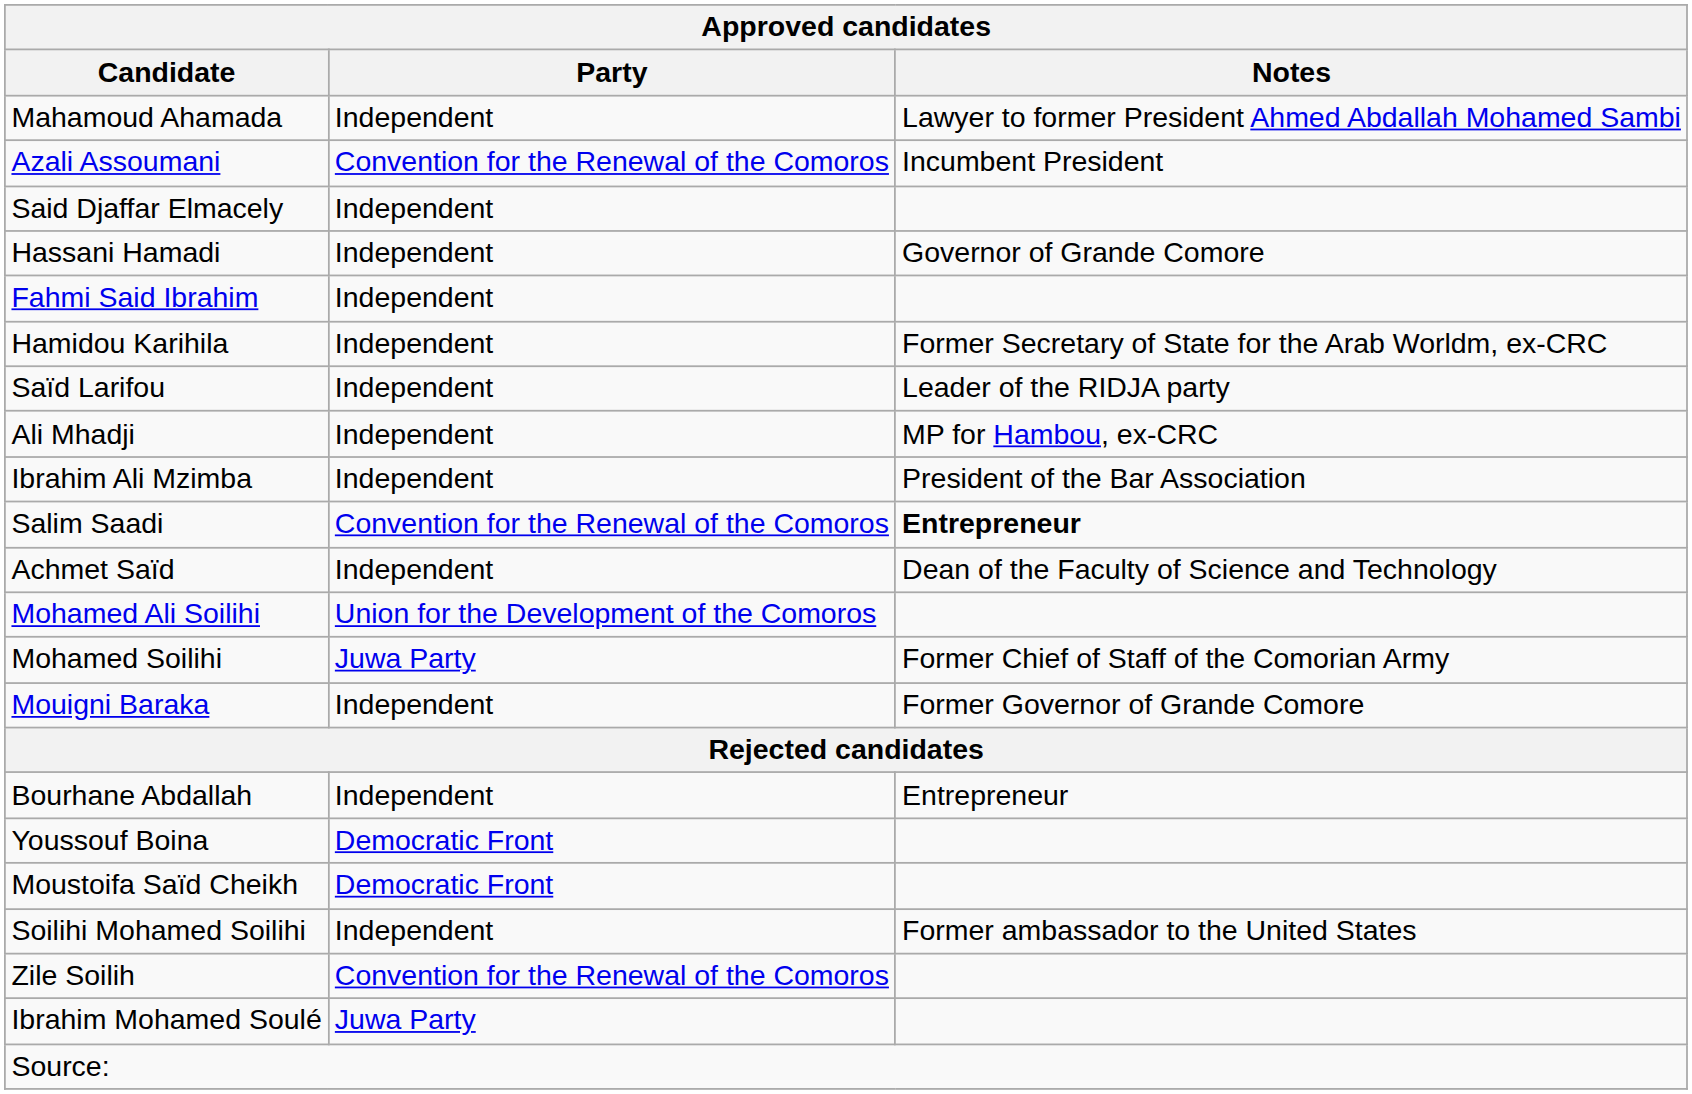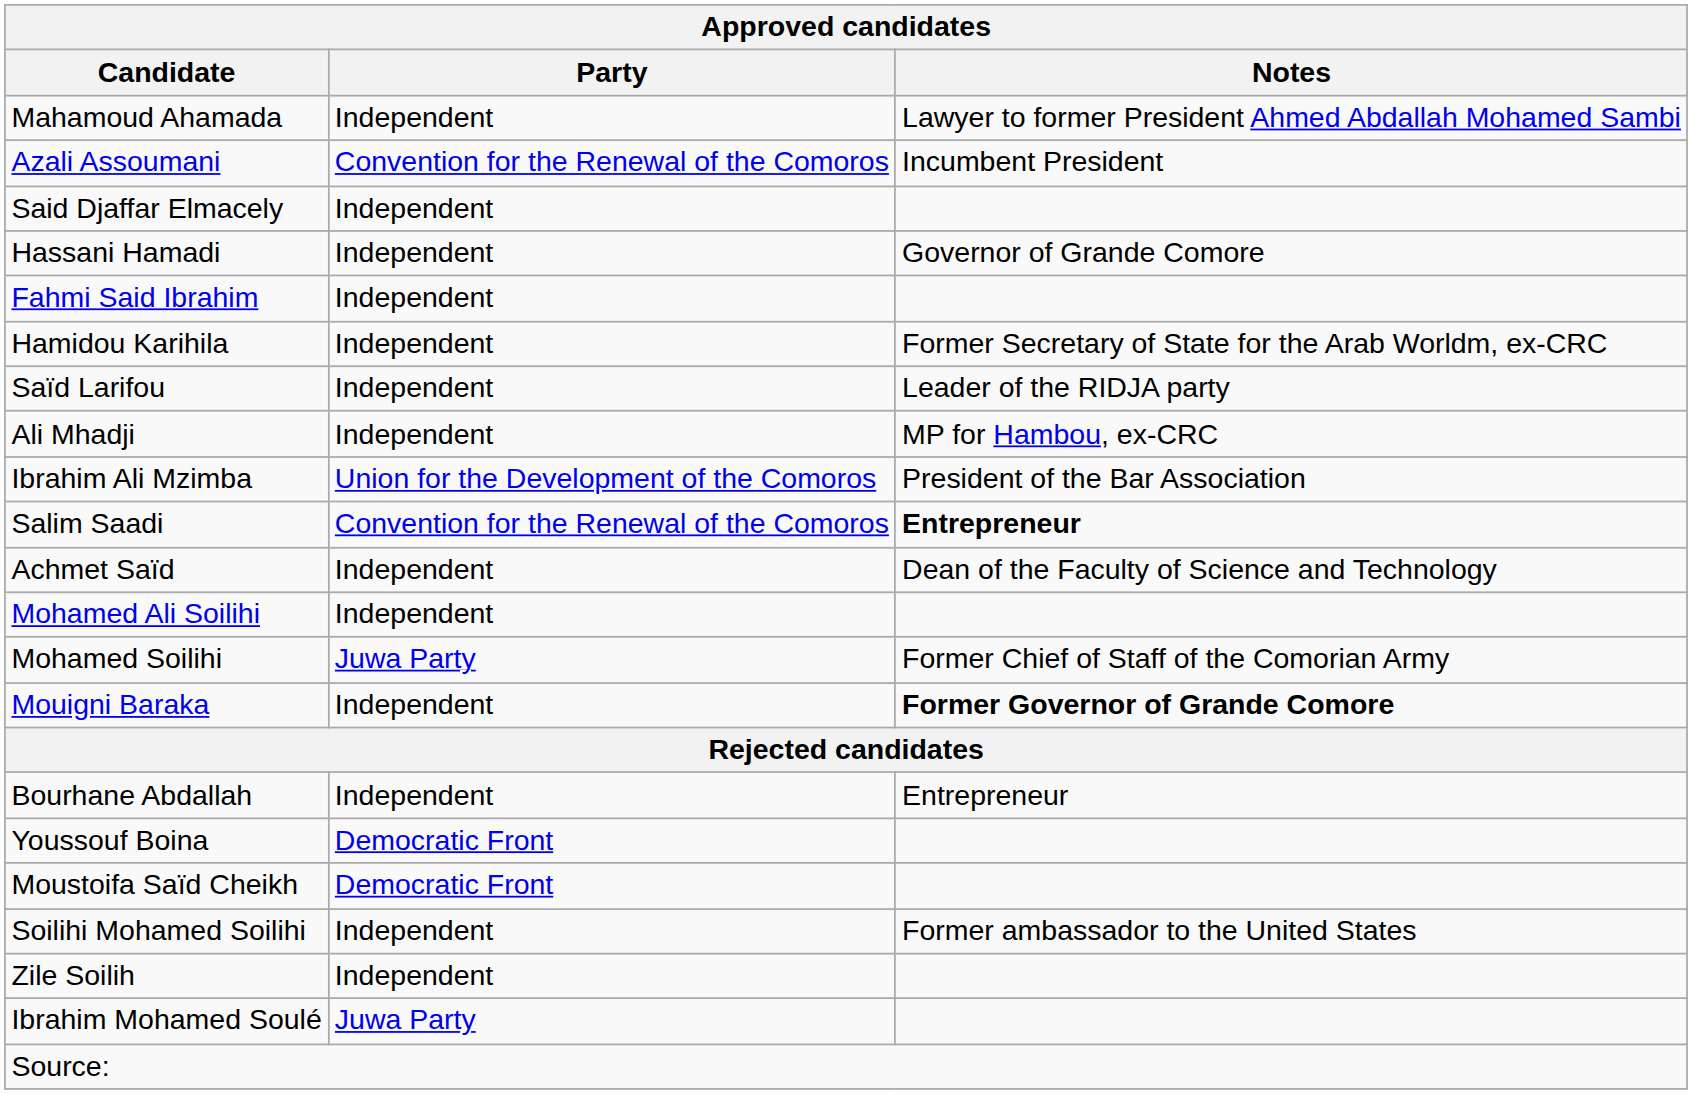(414, 478) Independent -> (606, 478) Union for the Development of the Comoros
(606, 614) Union for the Development of the Comoros -> (414, 614) Independent
(1133, 704) normal -> (1148, 704) bold
(612, 975) Convention for the Renewal of the Comoros -> (414, 975) Independent
